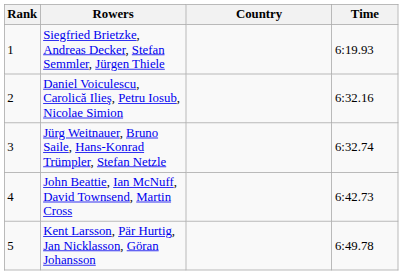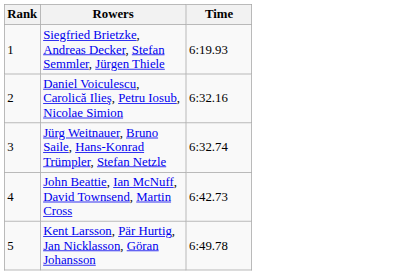- column: (259, 14)
